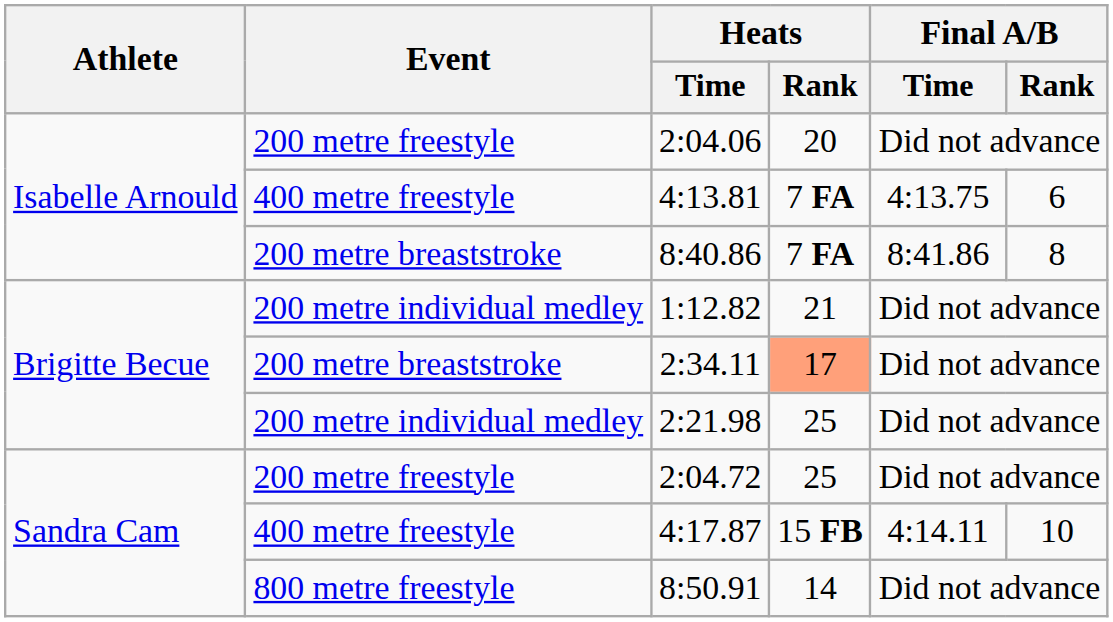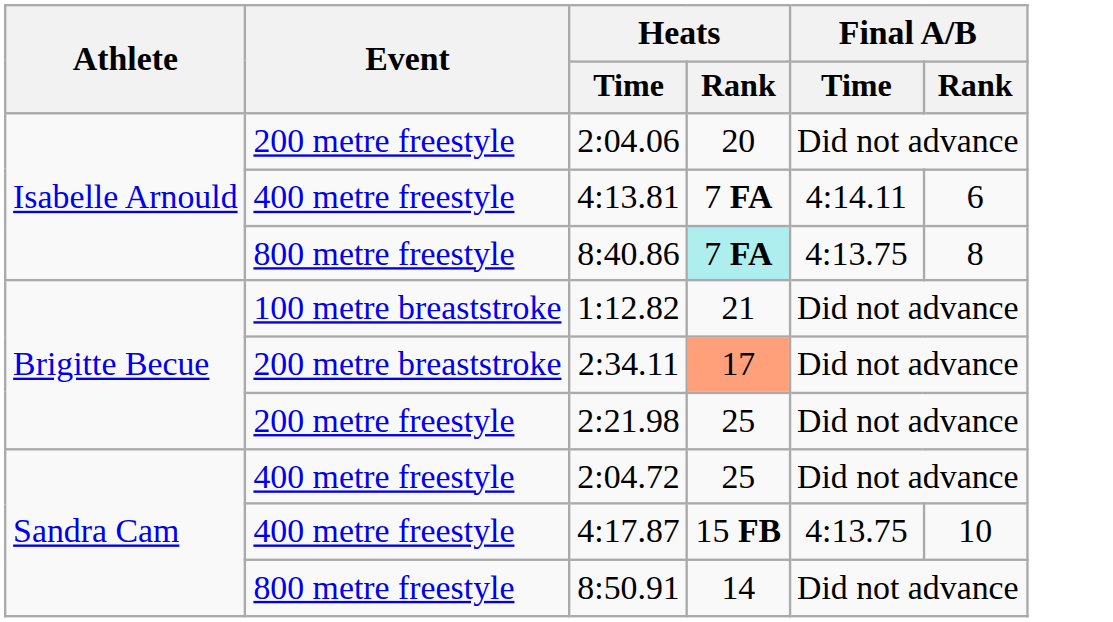(938, 197) 4:13.75 -> (856, 197) 4:14.11
(407, 253) 200 metre breaststroke -> (384, 253) 800 metre freestyle
(820, 253) no background -> (738, 253) paleturquoise background
(938, 253) 8:41.86 -> (856, 253) 4:13.75
(448, 308) 200 metre individual medley -> (407, 308) 100 metre breaststroke
(448, 420) 200 metre individual medley -> (384, 420) 200 metre freestyle
(384, 476) 200 metre freestyle -> (384, 476) 400 metre freestyle
(938, 532) 4:14.11 -> (856, 532) 4:13.75
